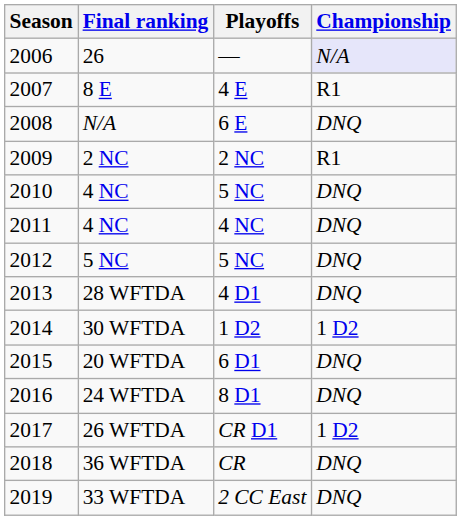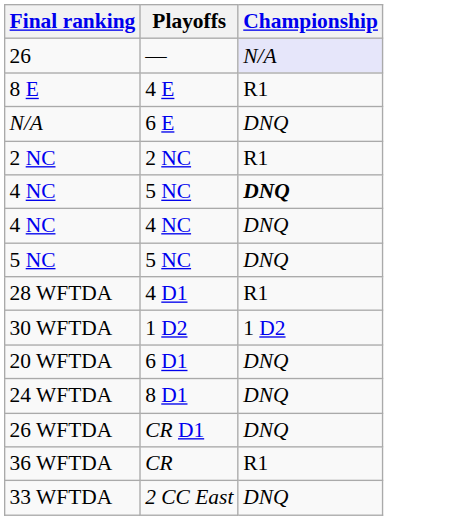- column: (41, 21)
(339, 191) normal -> (266, 191) bold
(339, 293) DNQ -> (256, 293) R1
(337, 429) 1 D2 -> (266, 429) DNQ
(339, 463) DNQ -> (256, 463) R1
